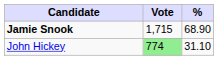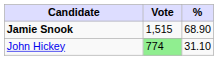(159, 30) 1,715 -> (159, 30) 1,515
